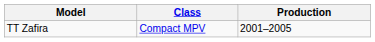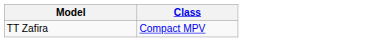- column: (304, 12)
